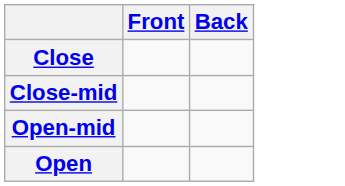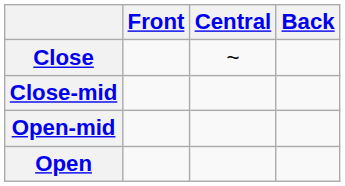+ column: (233, 22)
